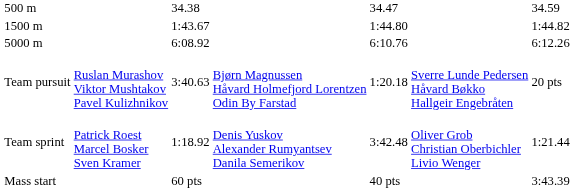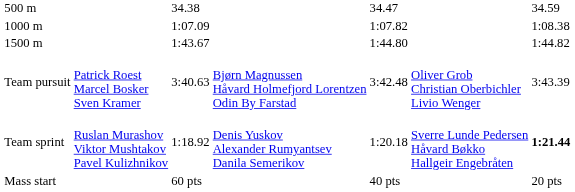+ row: (24, 25)
- row: (24, 43)
(121, 89) Ruslan Murashov Viktor Mushtakov Pavel Kulizhnikov -> (111, 89) Patrick Roest Marcel Bosker Sven Kramer
(389, 82) 1:20.18 -> (389, 82) 3:42.48
(470, 89) Sverre Lunde Pedersen Håvard Bøkko Hallgeir Engebråten -> (466, 89) Oliver Grob Christian Oberbichler Livio Wenger
(547, 82) 20 pts -> (551, 82) 3:43.39
(111, 149) Patrick Roest Marcel Bosker Sven Kramer -> (121, 149) Ruslan Murashov Viktor Mushtakov Pavel Kulizhnikov
(389, 142) 3:42.48 -> (389, 142) 1:20.18
(466, 149) Oliver Grob Christian Oberbichler Livio Wenger -> (470, 149) Sverre Lunde Pedersen Håvard Bøkko Hallgeir Engebråten
(551, 142) normal -> (551, 142) bold
(551, 180) 3:43.39 -> (547, 180) 20 pts
